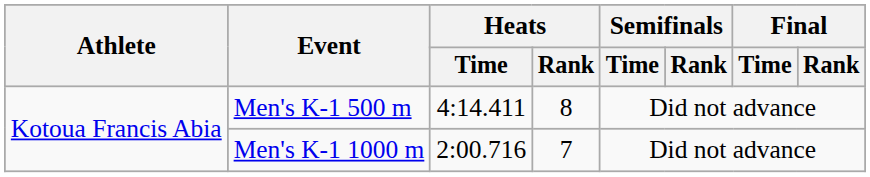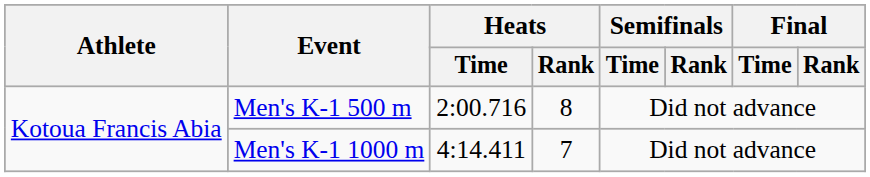(481, 107) 4:14.411 -> (481, 107) 2:00.716
(481, 149) 2:00.716 -> (481, 149) 4:14.411
